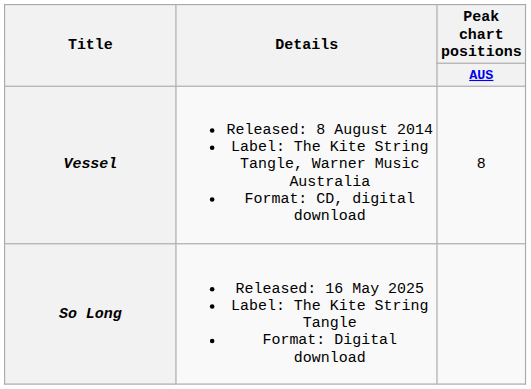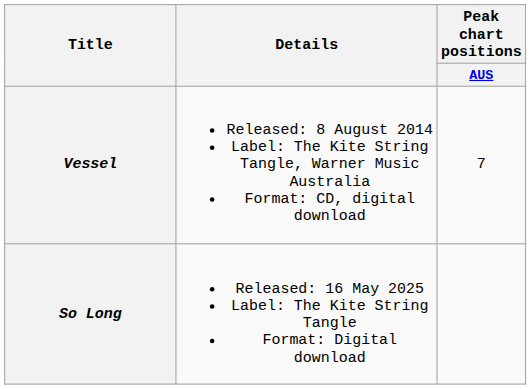(481, 165) 8 -> (481, 165) 7
